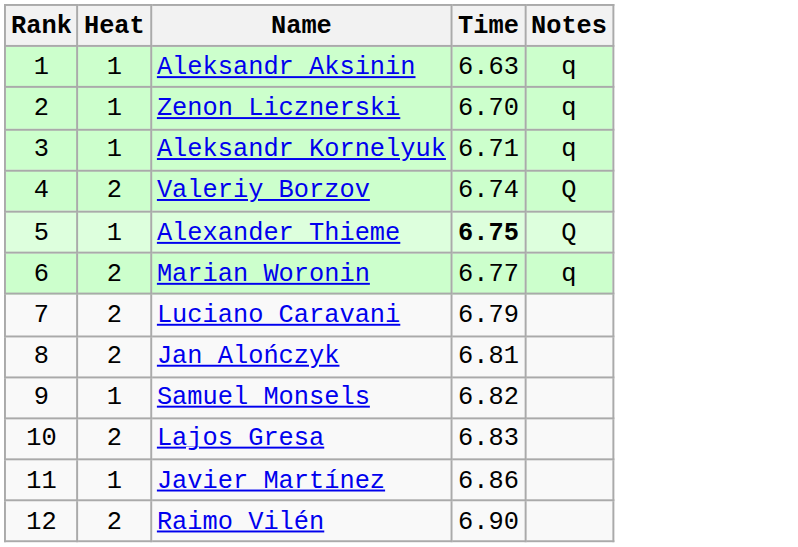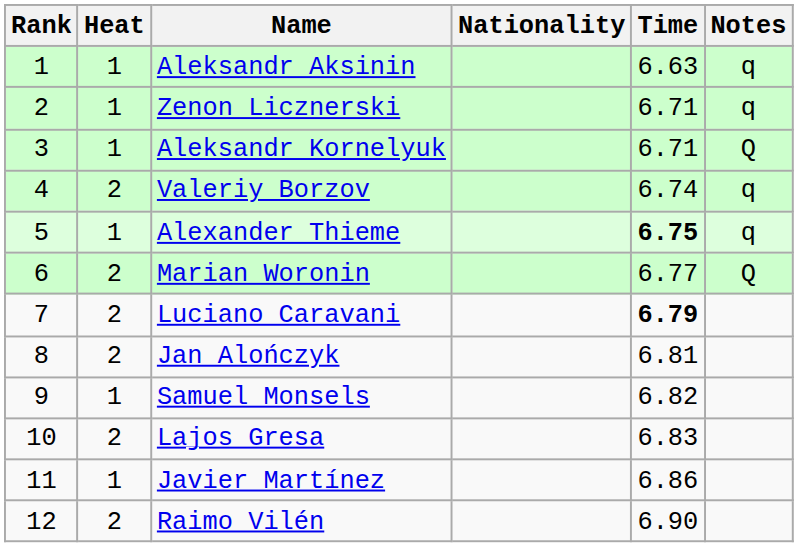+ column: (542, 26)
(488, 108) 6.70 -> (668, 108) 6.71
(569, 150) q -> (748, 150) Q
(569, 191) Q -> (748, 191) q
(569, 232) Q -> (748, 232) q
(569, 274) q -> (748, 274) Q
(488, 315) normal -> (668, 315) bold
